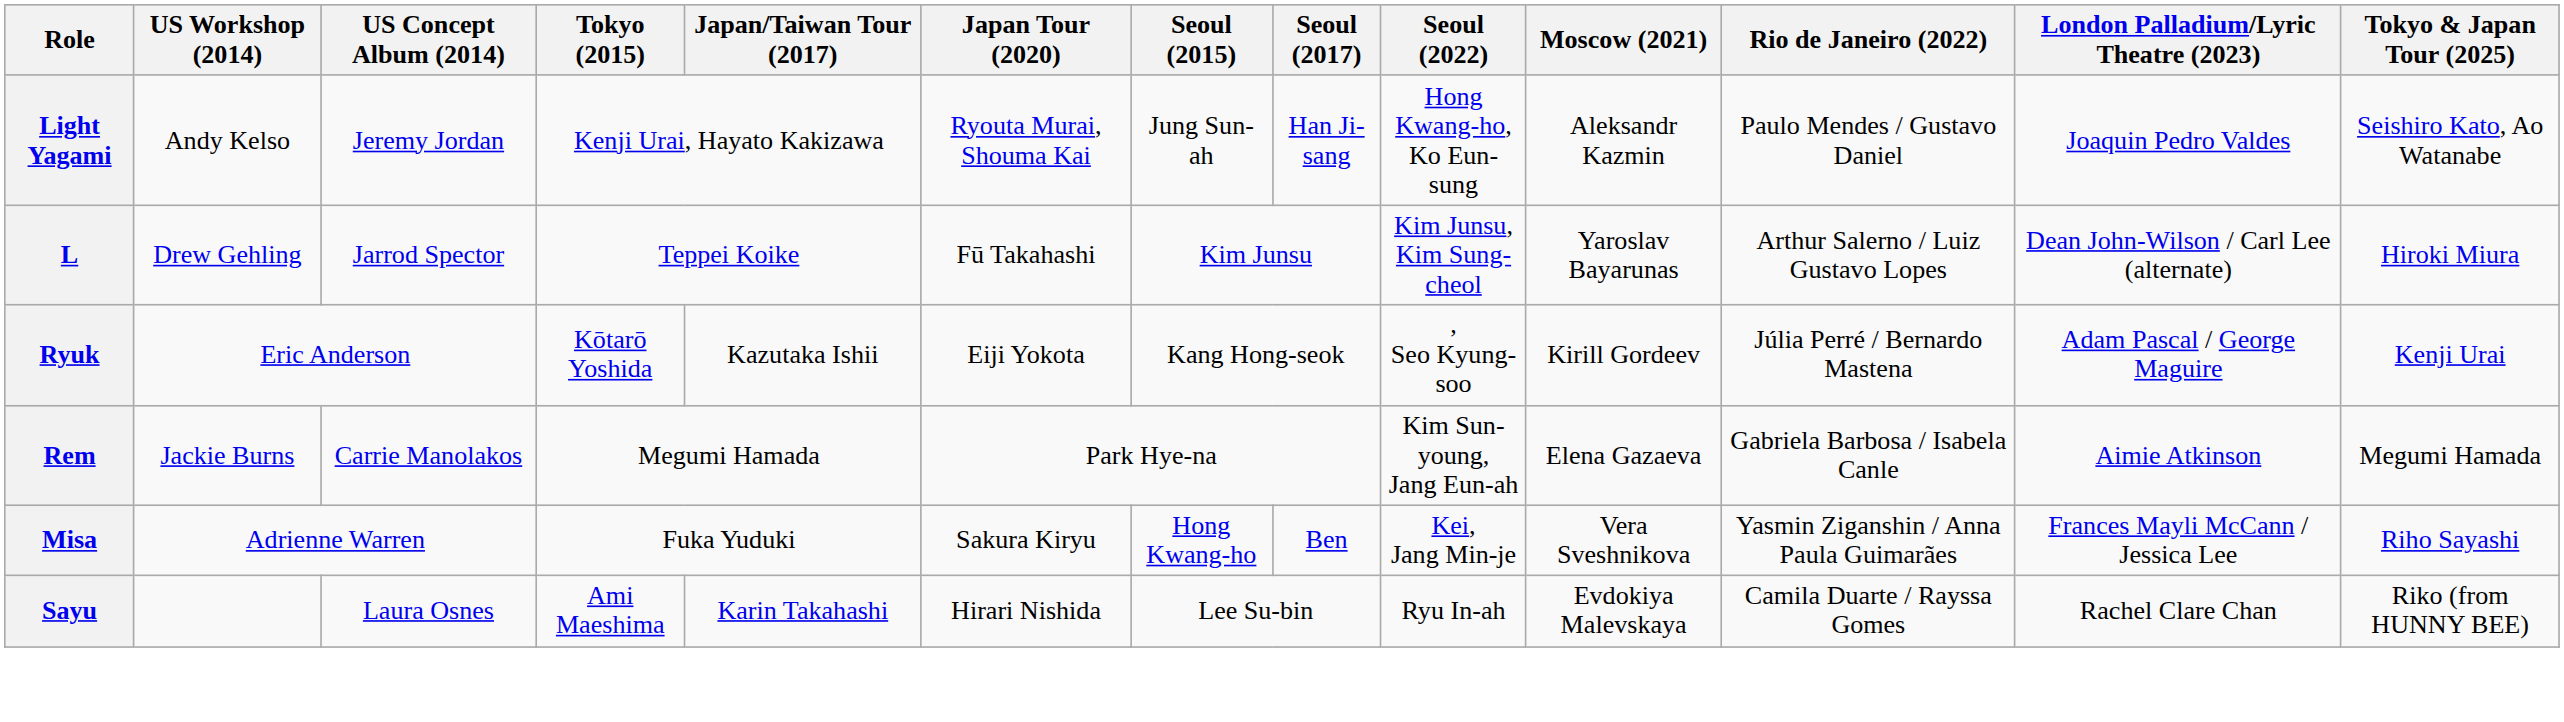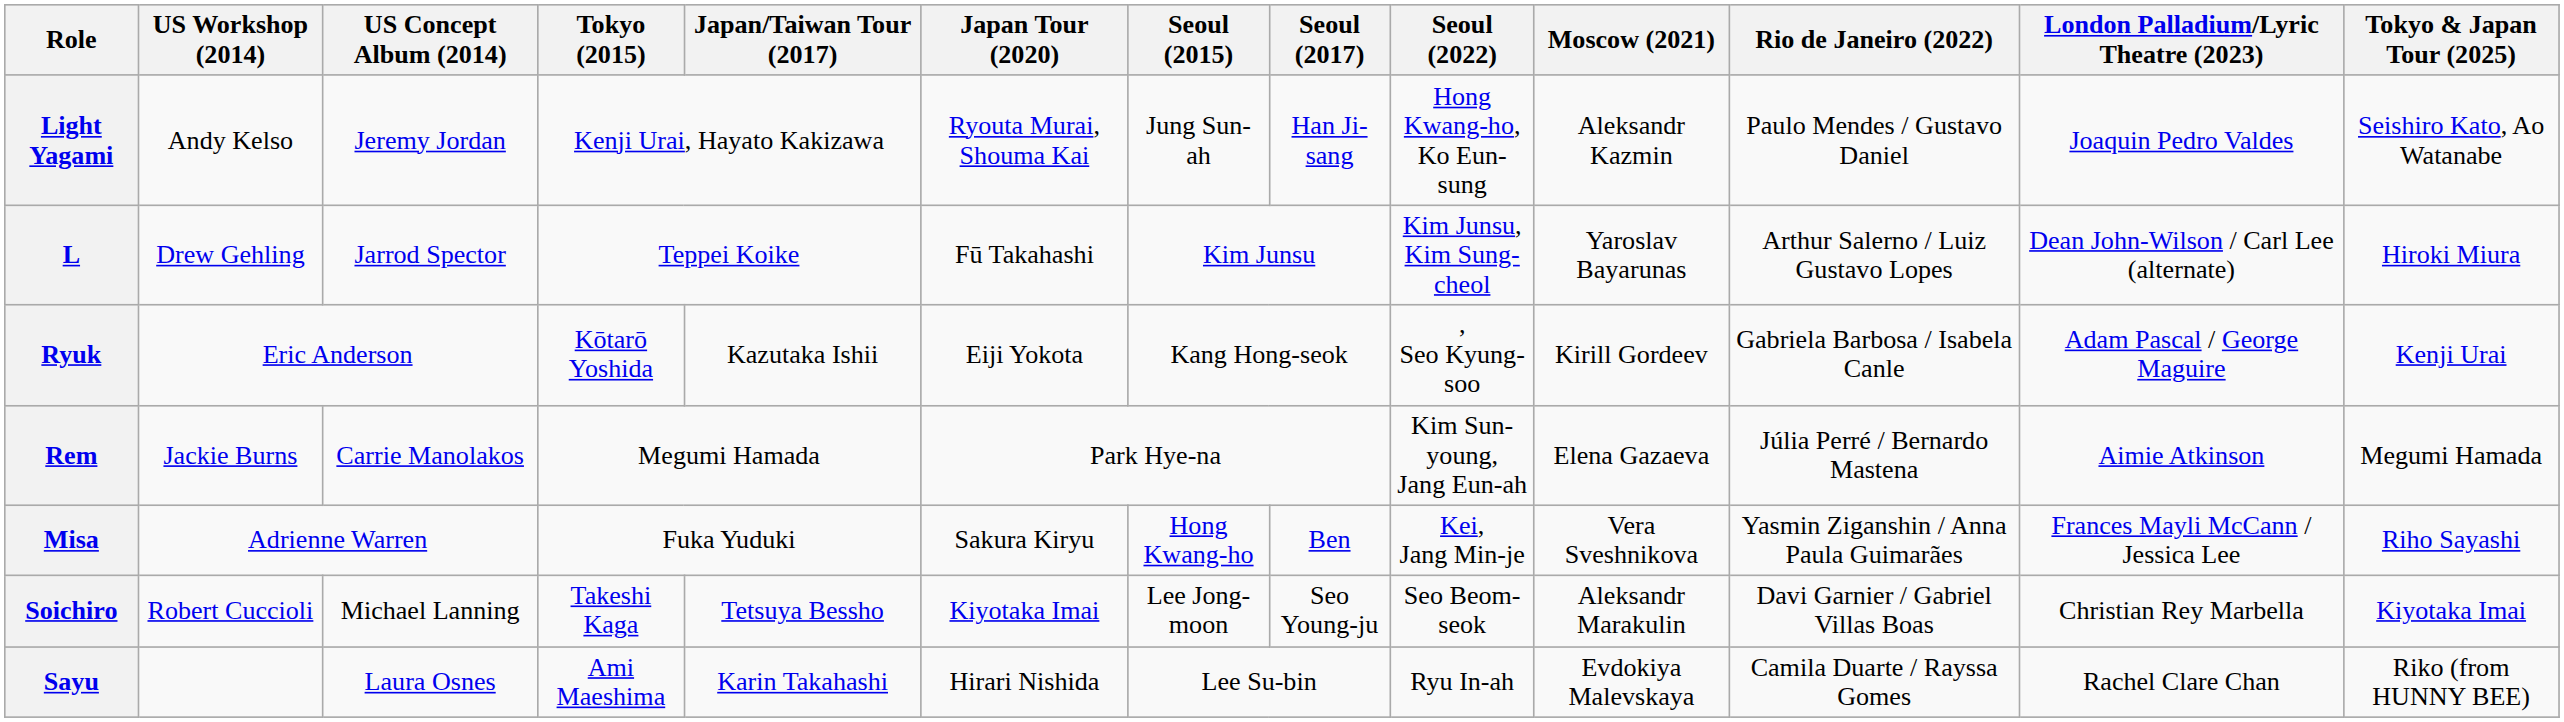(1868, 354) Júlia Perré / Bernardo Mastena -> (1874, 354) Gabriela Barbosa / Isabela Canle
(1868, 454) Gabriela Barbosa / Isabela Canle -> (1874, 454) Júlia Perré / Bernardo Mastena
+ row: (71, 610)
